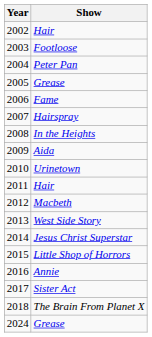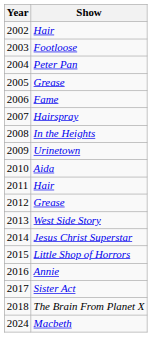(44, 151) Aida -> (57, 151) Urinetown
(57, 168) Urinetown -> (44, 168) Aida
(53, 202) Macbeth -> (49, 202) Grease
(49, 323) Grease -> (53, 323) Macbeth
